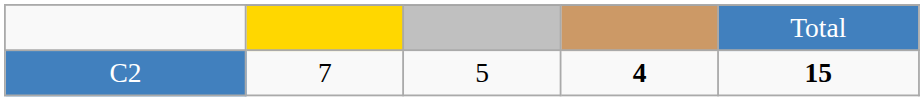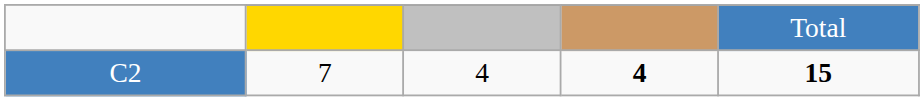(482, 72) 5 -> (482, 72) 4
